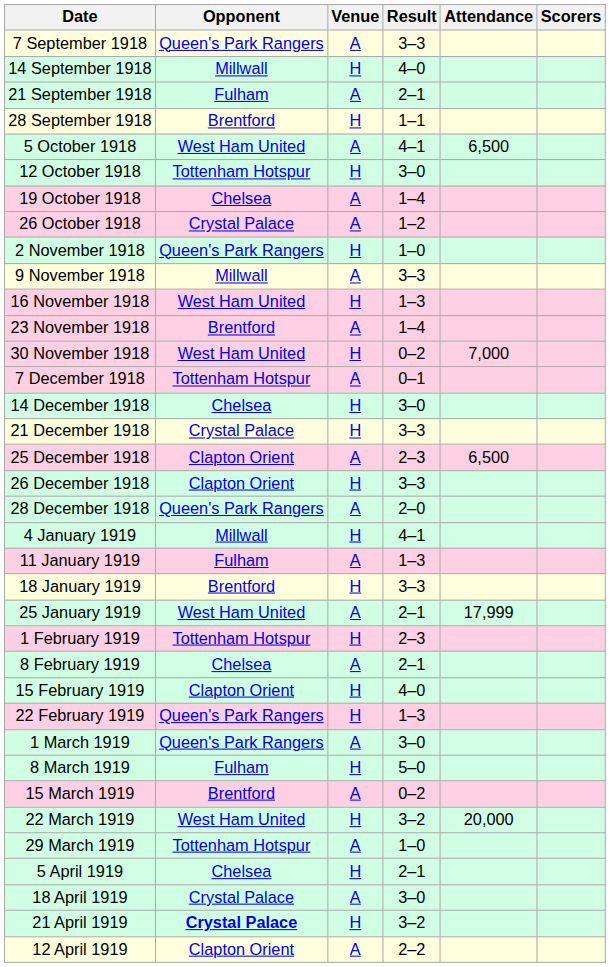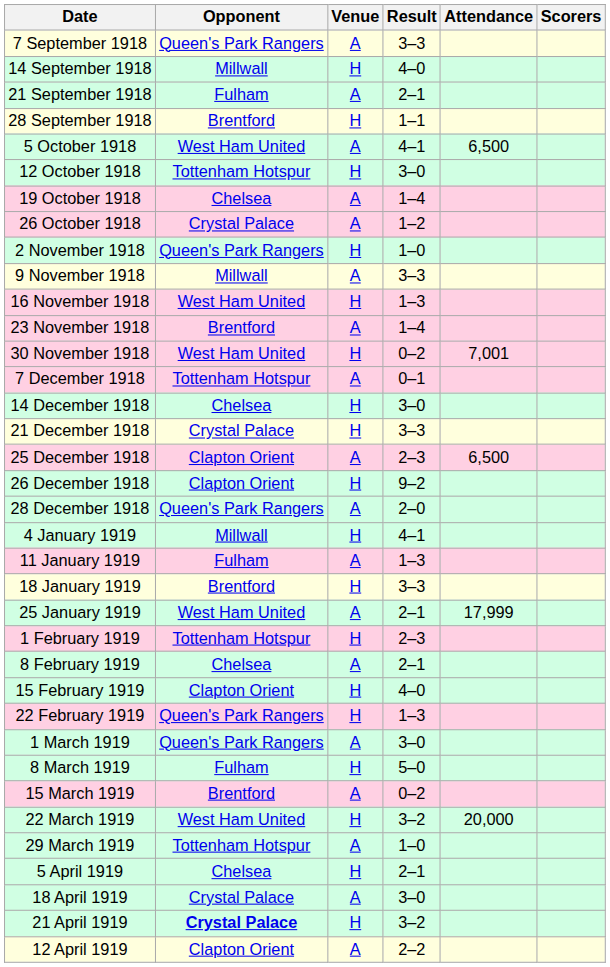(489, 353) 7,000 -> (489, 353) 7,001
(412, 483) 3–3 -> (412, 483) 9–2
